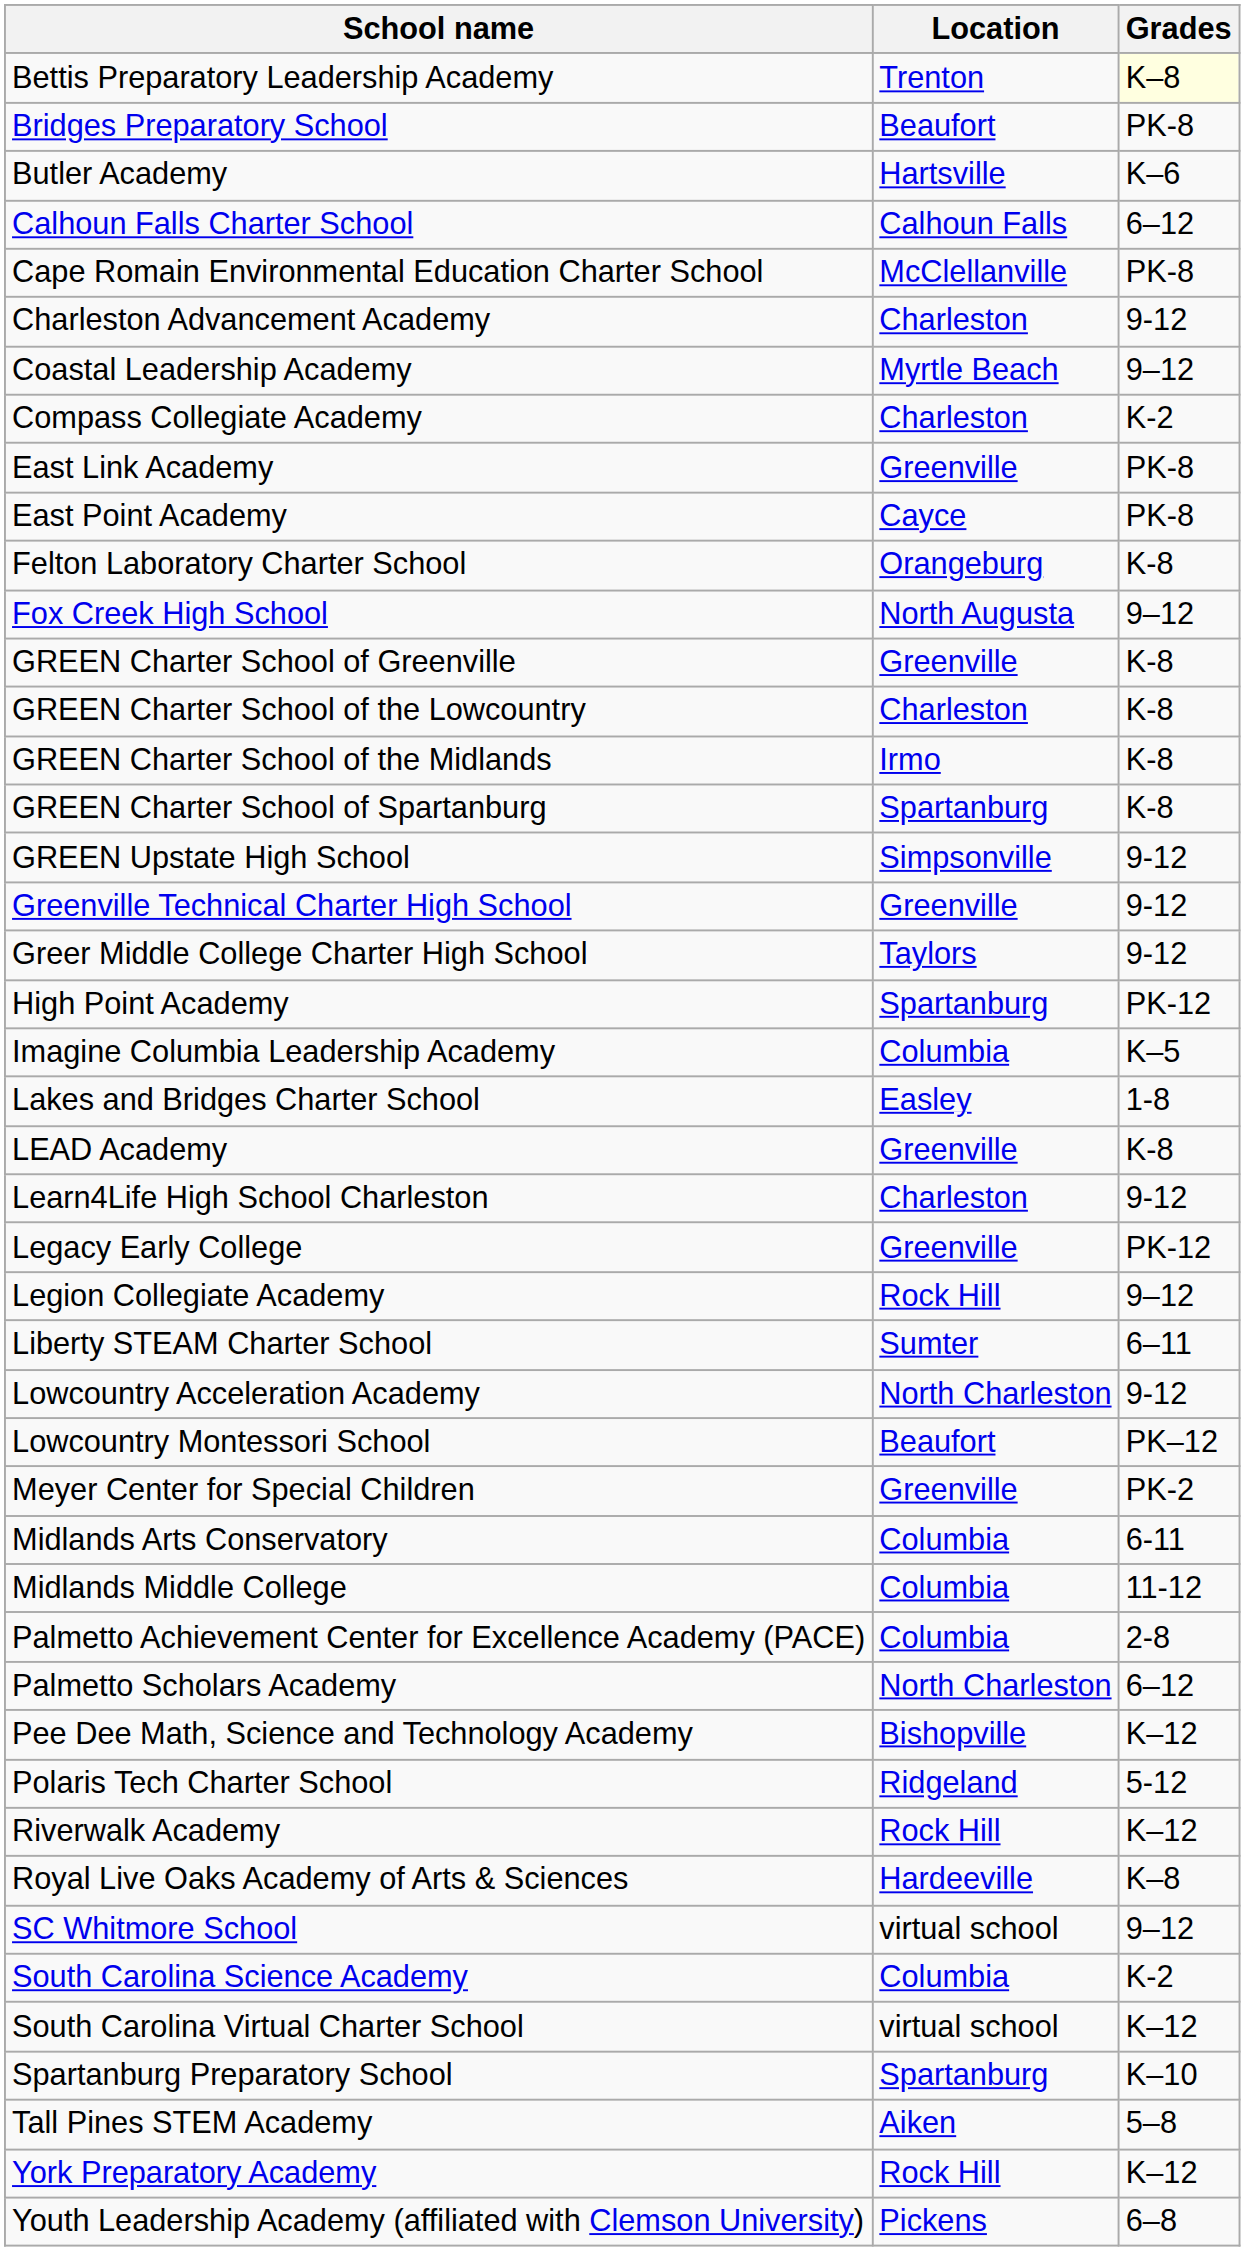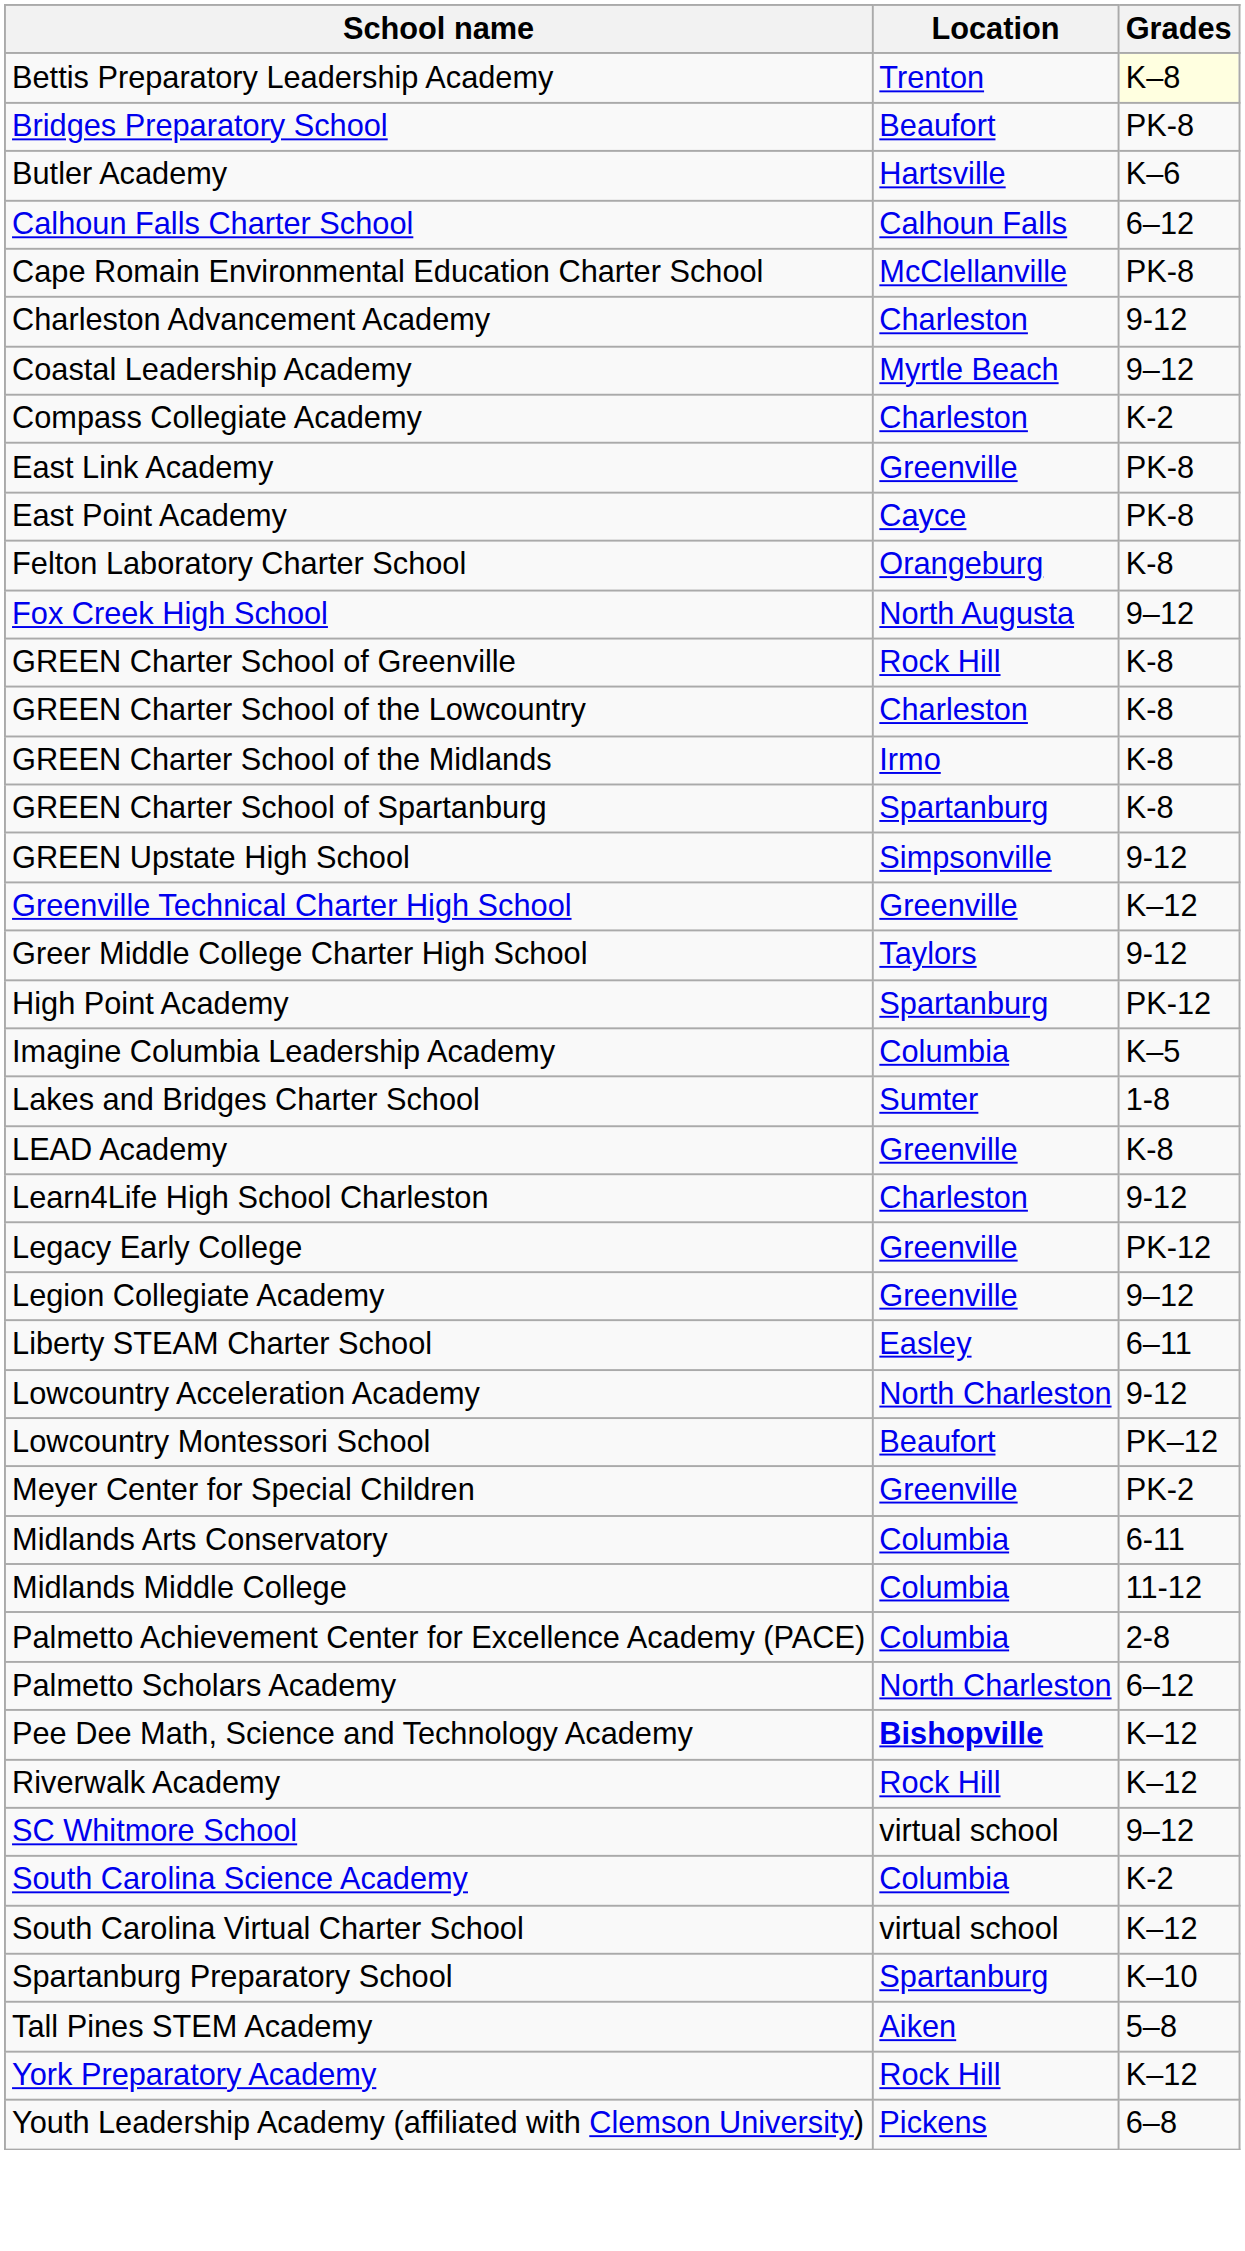(948, 662) Greenville -> (940, 662) Rock Hill
(1156, 905) 9-12 -> (1162, 905) K–12
(925, 1100) Easley -> (929, 1100) Sumter
(940, 1295) Rock Hill -> (948, 1295) Greenville
(929, 1344) Sumter -> (925, 1344) Easley
(953, 1734) normal -> (961, 1734) bold
- row: (202, 1782)
- row: (320, 1880)
